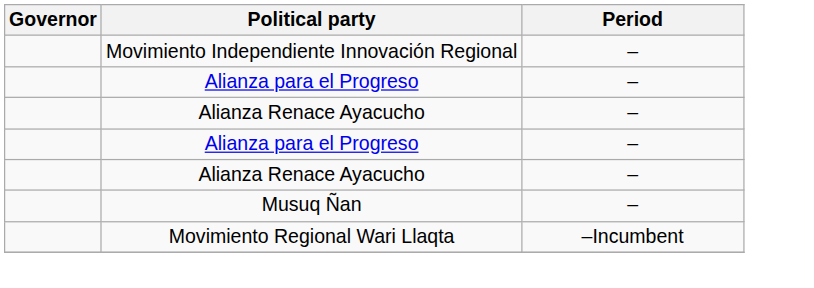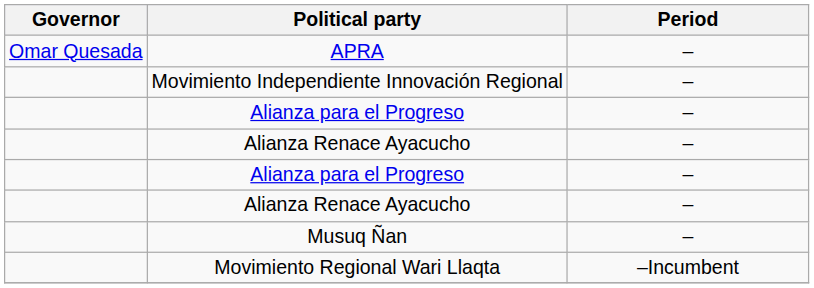+ row: (76, 50)
